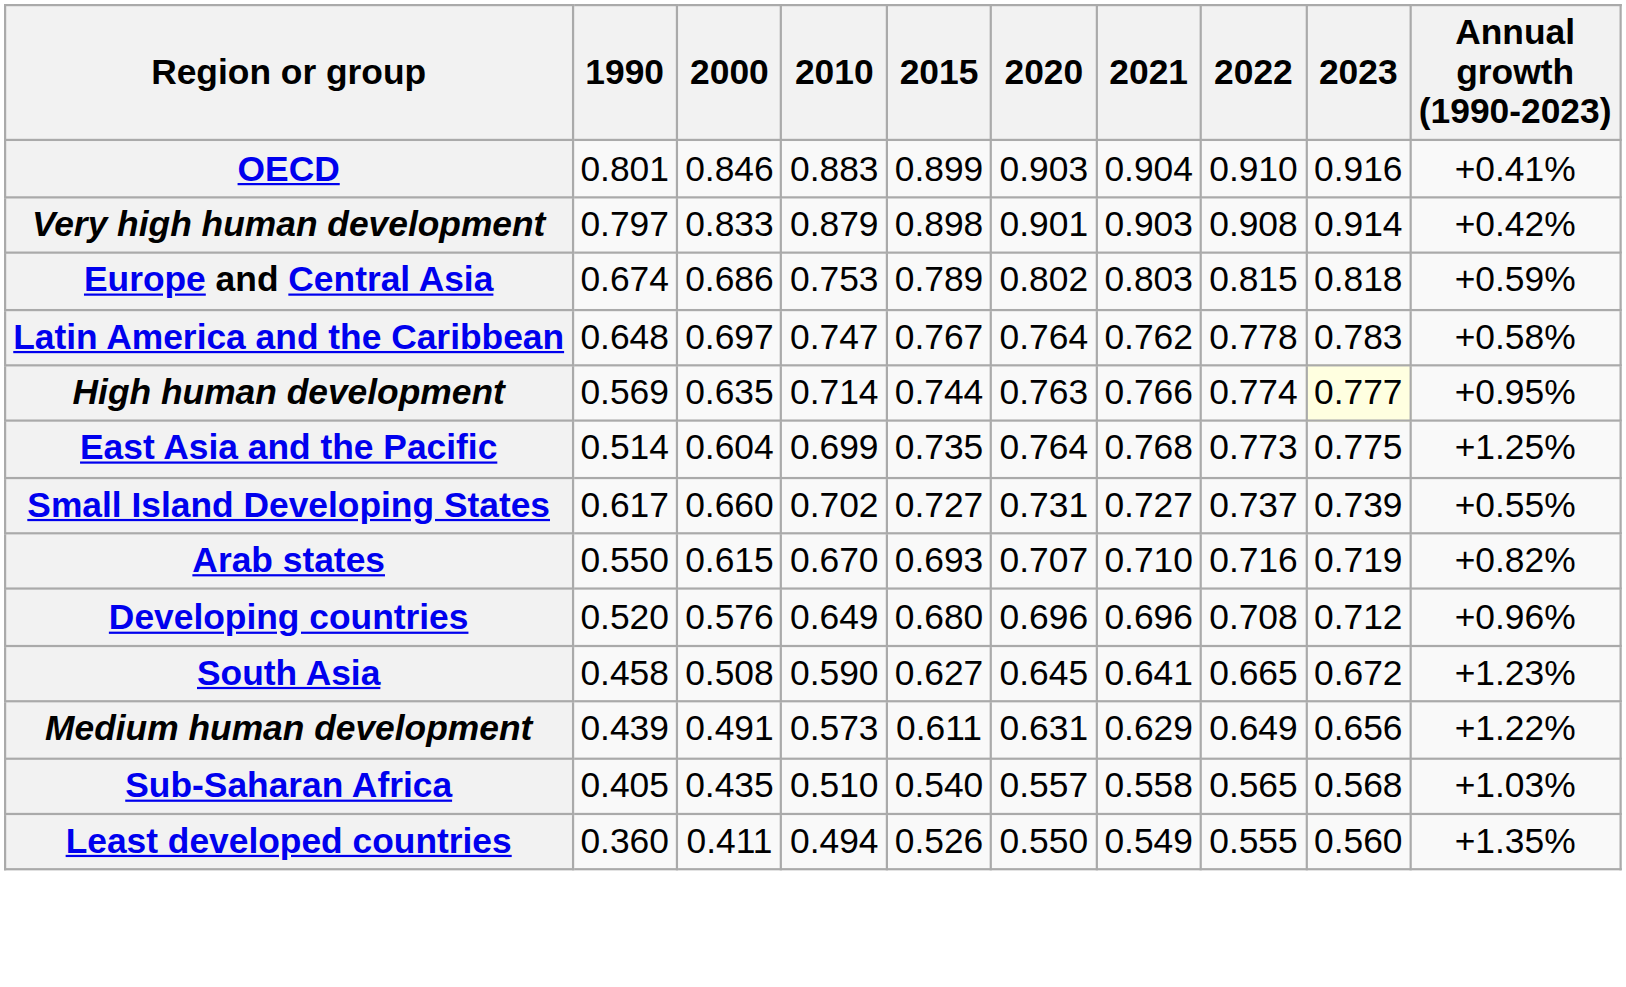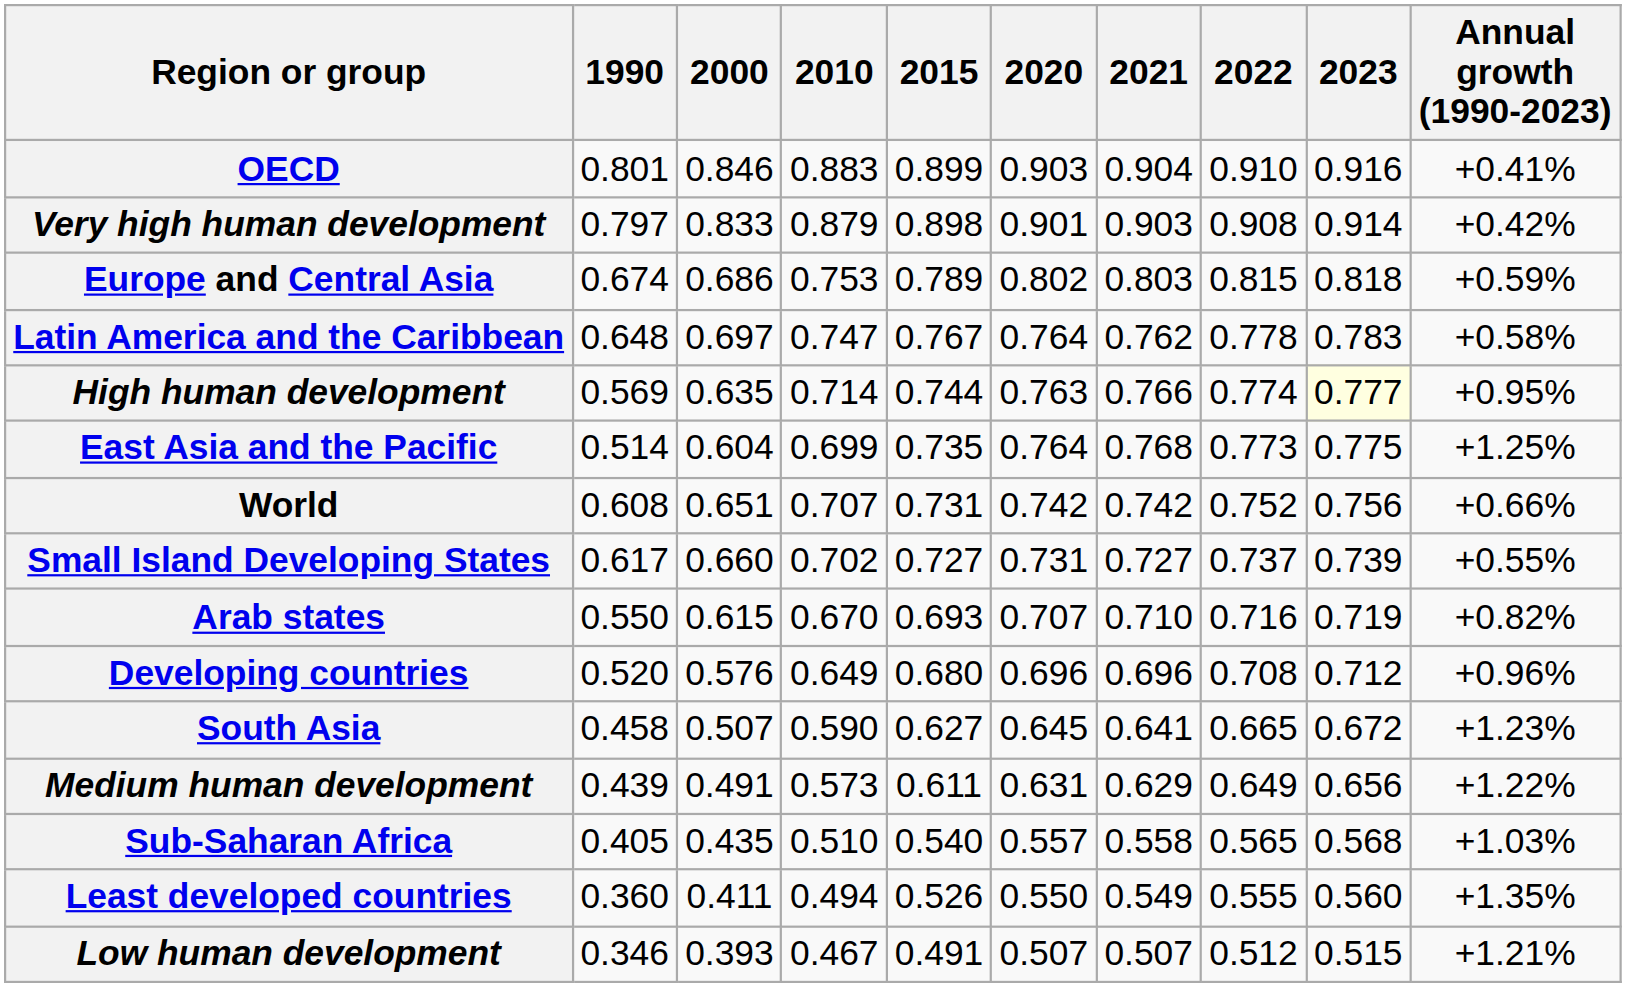+ row: (289, 504)
(729, 672) 0.508 -> (729, 728) 0.507
+ row: (289, 953)
